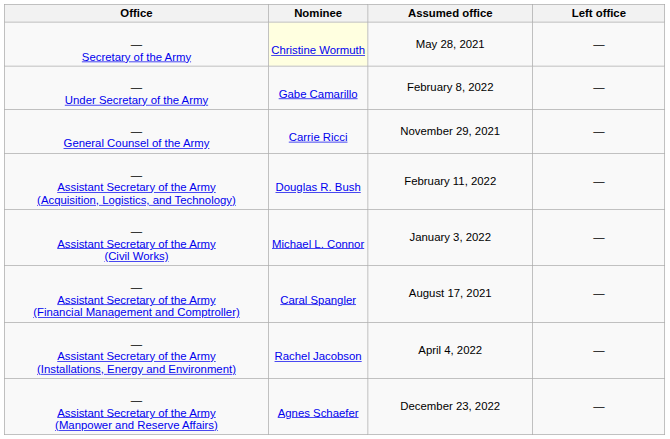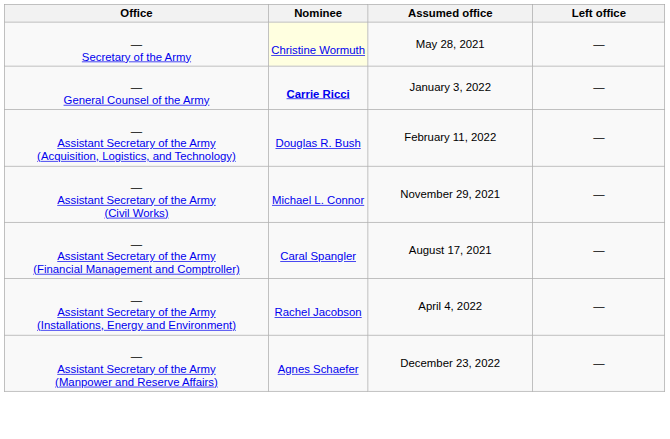- row: (136, 94)
(318, 137) normal -> (318, 94) bold
(450, 131) November 29, 2021 -> (450, 87) January 3, 2022
(450, 237) January 3, 2022 -> (450, 194) November 29, 2021
